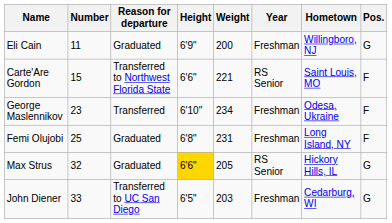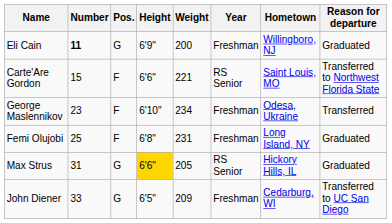columns swapped: (374, 18) <-> (144, 18)
(76, 45) normal -> (76, 45) bold
(76, 166) 32 -> (76, 166) 31
(224, 199) 203 -> (184, 199) 209
